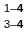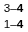rows swapped: (13, 8) <-> (13, 24)
